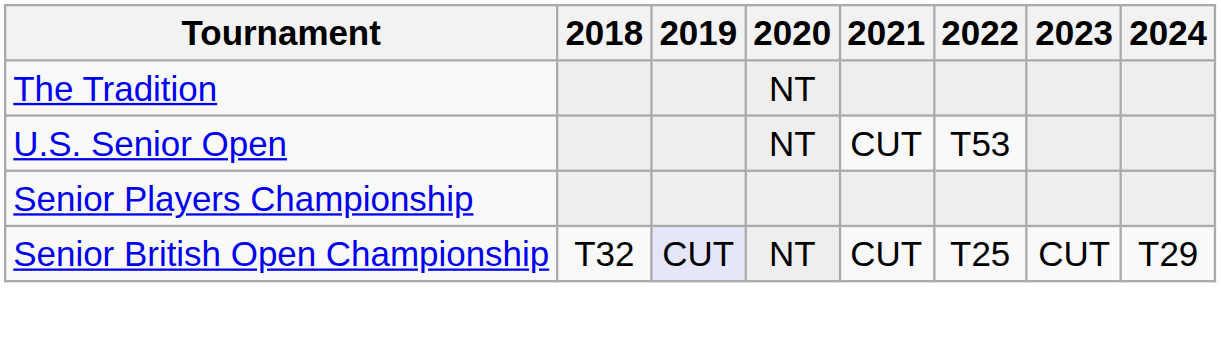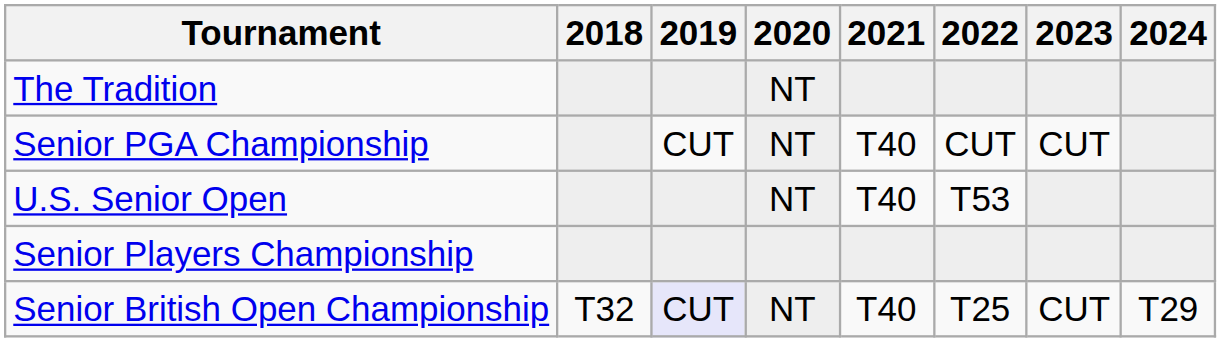+ row: (221, 144)
(886, 144) CUT -> (886, 199) T40
(886, 254) CUT -> (886, 310) T40
